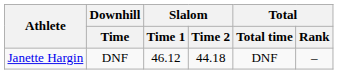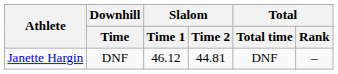(211, 58) 44.18 -> (211, 58) 44.81
